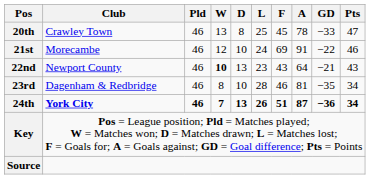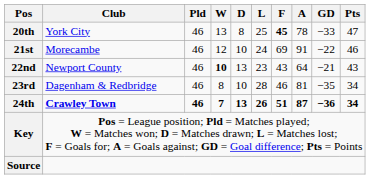(79, 31) Crawley Town -> (68, 31) York City
(282, 31) normal -> (282, 31) bold
(69, 103) York City -> (81, 103) Crawley Town
